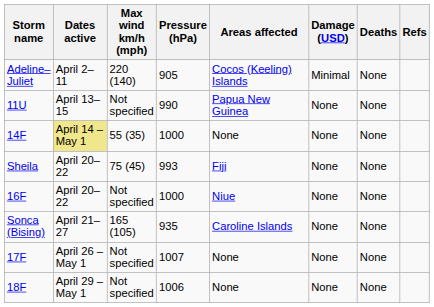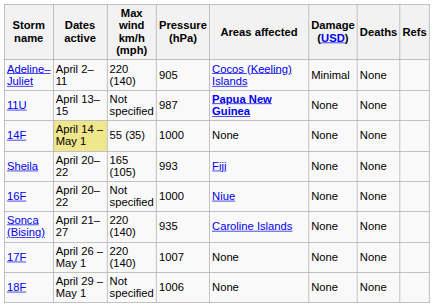(168, 105) 990 -> (168, 105) 987
(241, 105) normal -> (242, 105) bold
(127, 166) 75 (45) -> (123, 166) 165 (105)
(123, 227) 165 (105) -> (123, 227) 220 (140)
(132, 257) Not specified -> (123, 257) 220 (140)
